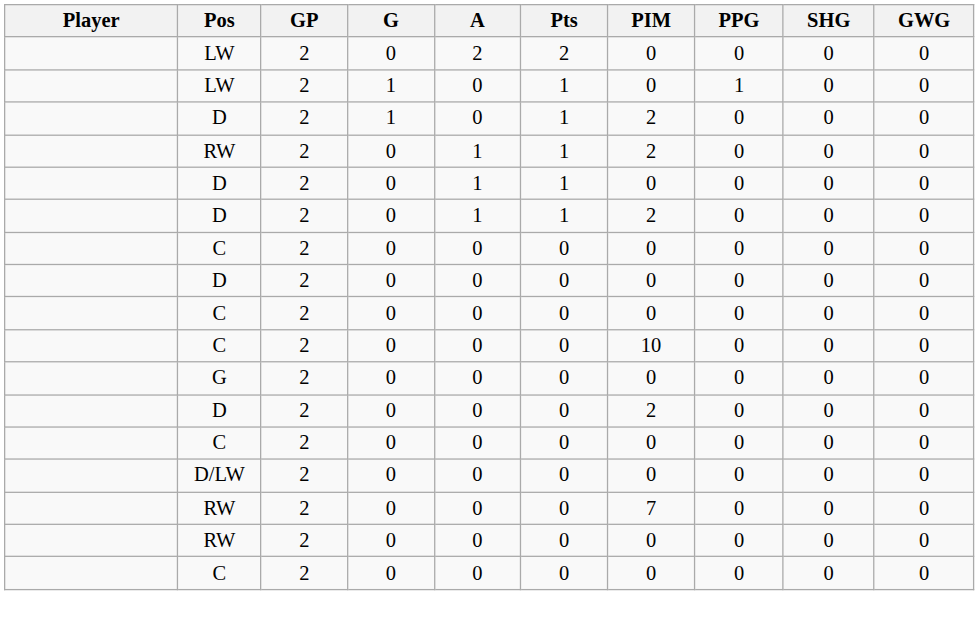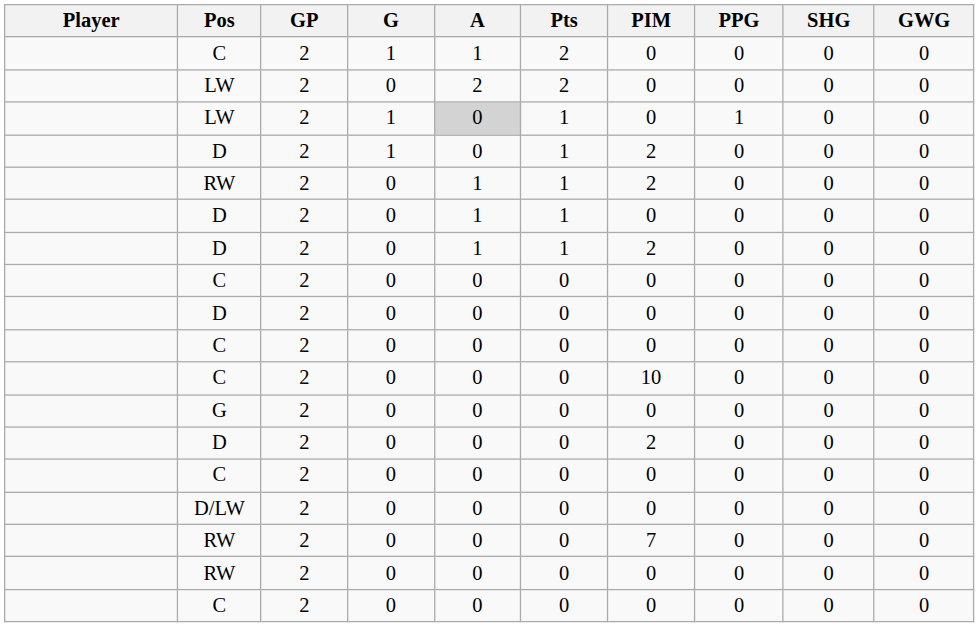+ row: (219, 53)
(477, 85) no background -> (477, 118) lightgrey background
